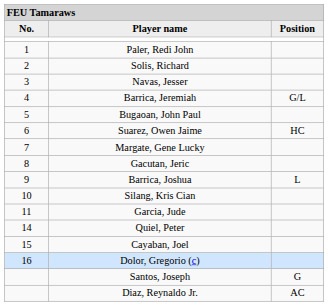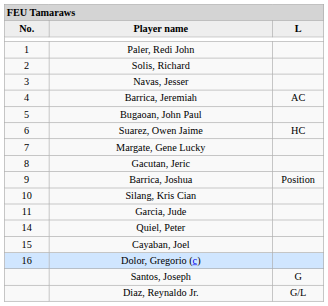(297, 28) Position -> (298, 28) L
(297, 98) G/L -> (298, 98) AC
(297, 179) L -> (298, 179) Position
(297, 293) AC -> (298, 293) G/L
